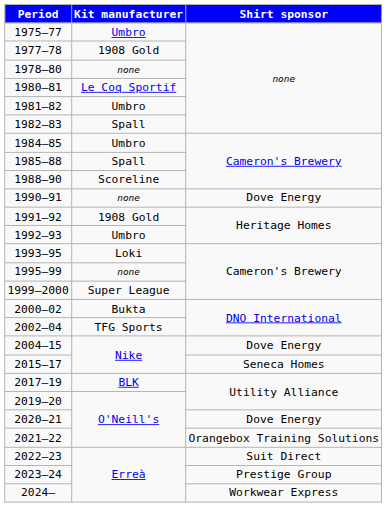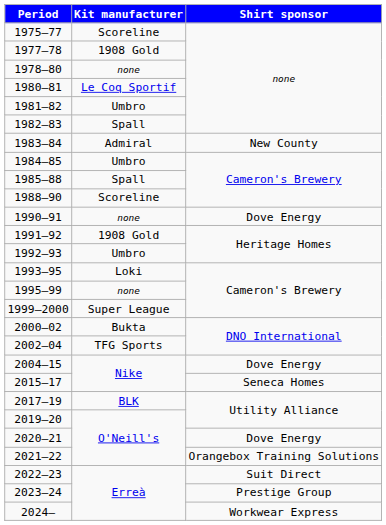(129, 32) Umbro -> (129, 32) Scoreline
+ row: (38, 143)
